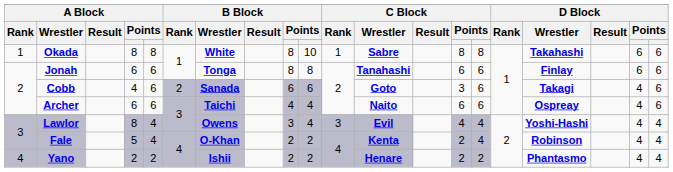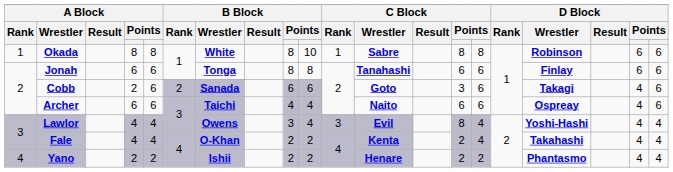(557, 53) Takahashi -> (557, 53) Robinson
(134, 88) 4 -> (134, 88) 2
(134, 123) 8 -> (134, 123) 4
(461, 123) 4 -> (461, 123) 8
(134, 140) 5 -> (134, 140) 4
(557, 140) Robinson -> (557, 140) Takahashi
